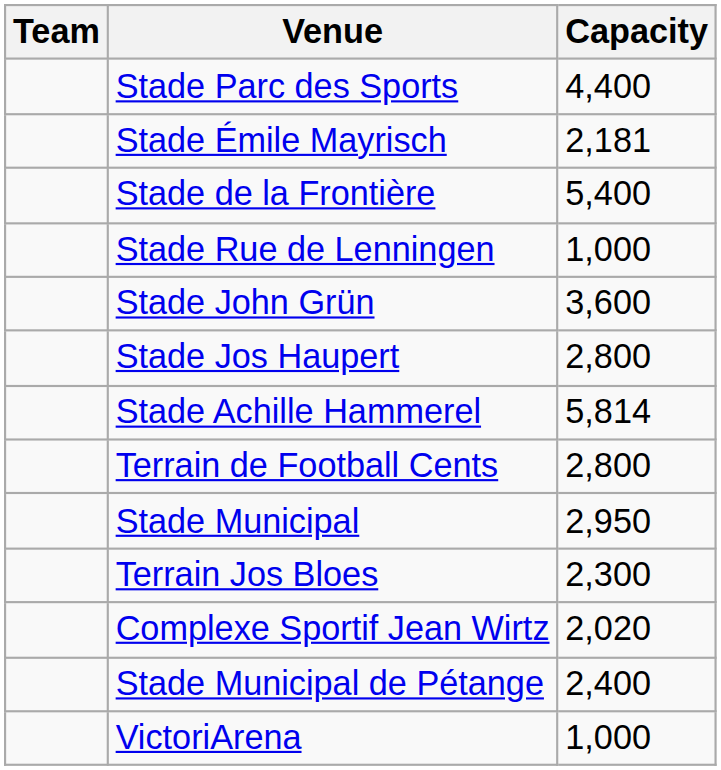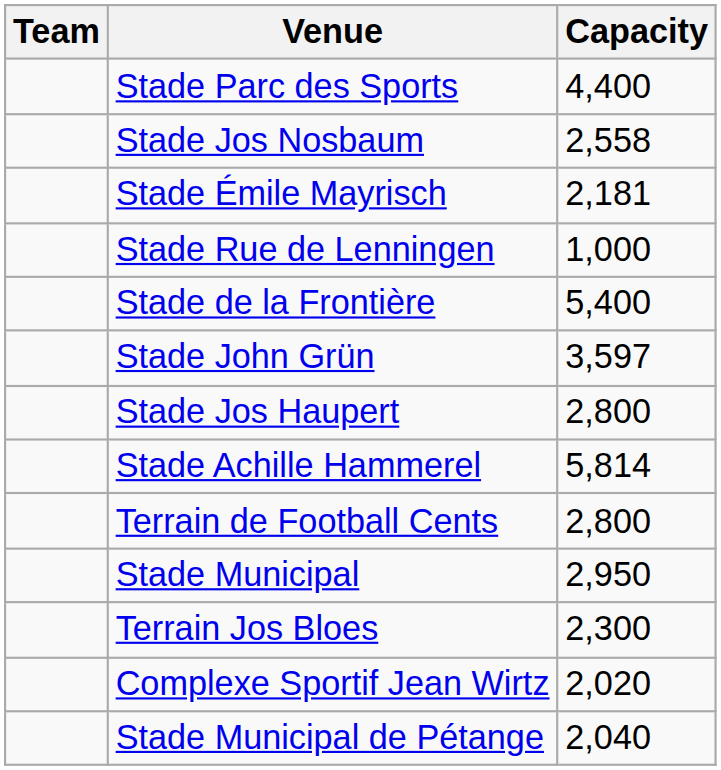+ row: (270, 140)
rows swapped: (305, 248) <-> (276, 194)
(608, 303) 3,600 -> (608, 357) 3,597
(608, 683) 2,400 -> (608, 737) 2,040
- row: (209, 737)
